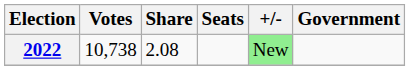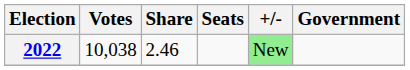(111, 49) 10,738 -> (111, 49) 10,038
(162, 49) 2.08 -> (162, 49) 2.46
